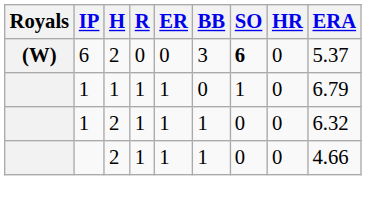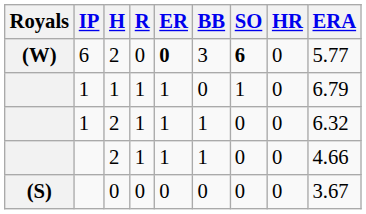(164, 55) normal -> (164, 55) bold
(331, 55) 5.37 -> (331, 55) 5.77
+ row: (39, 192)
